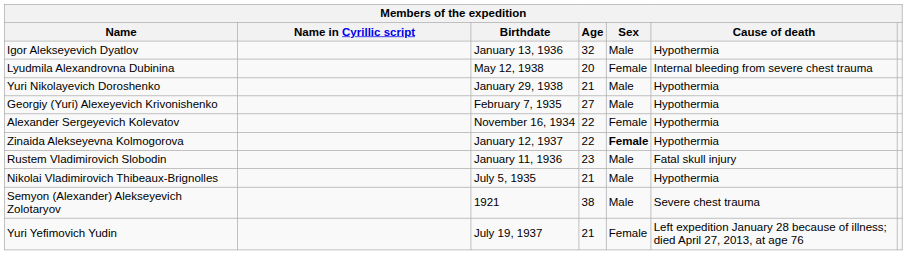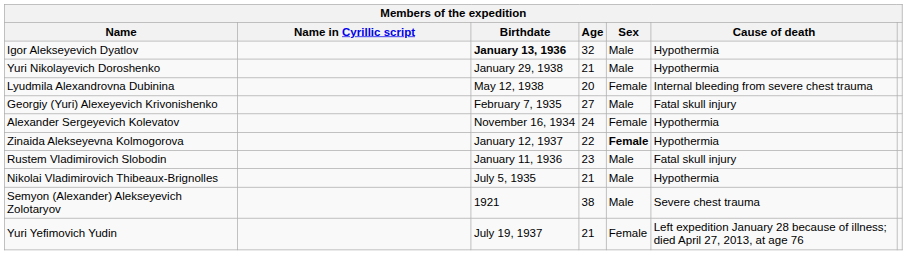(518, 50) normal -> (520, 50) bold
rows swapped: (84, 86) <-> (91, 68)
(686, 104) Hypothermia -> (695, 104) Fatal skull injury
(588, 123) 22 -> (588, 123) 24
